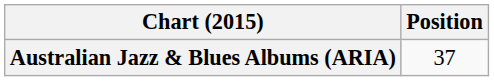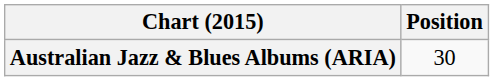(445, 57) 37 -> (445, 57) 30
